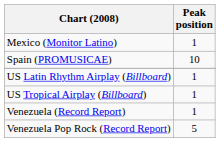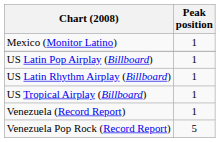- row: (59, 59)
+ row: (80, 59)
